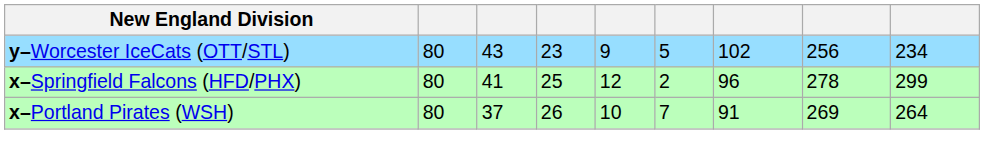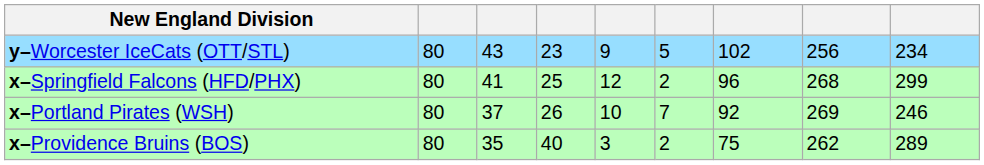(823, 81) 278 -> (823, 81) 268
(729, 112) 91 -> (729, 112) 92
(911, 112) 264 -> (911, 112) 246
+ row: (129, 143)
